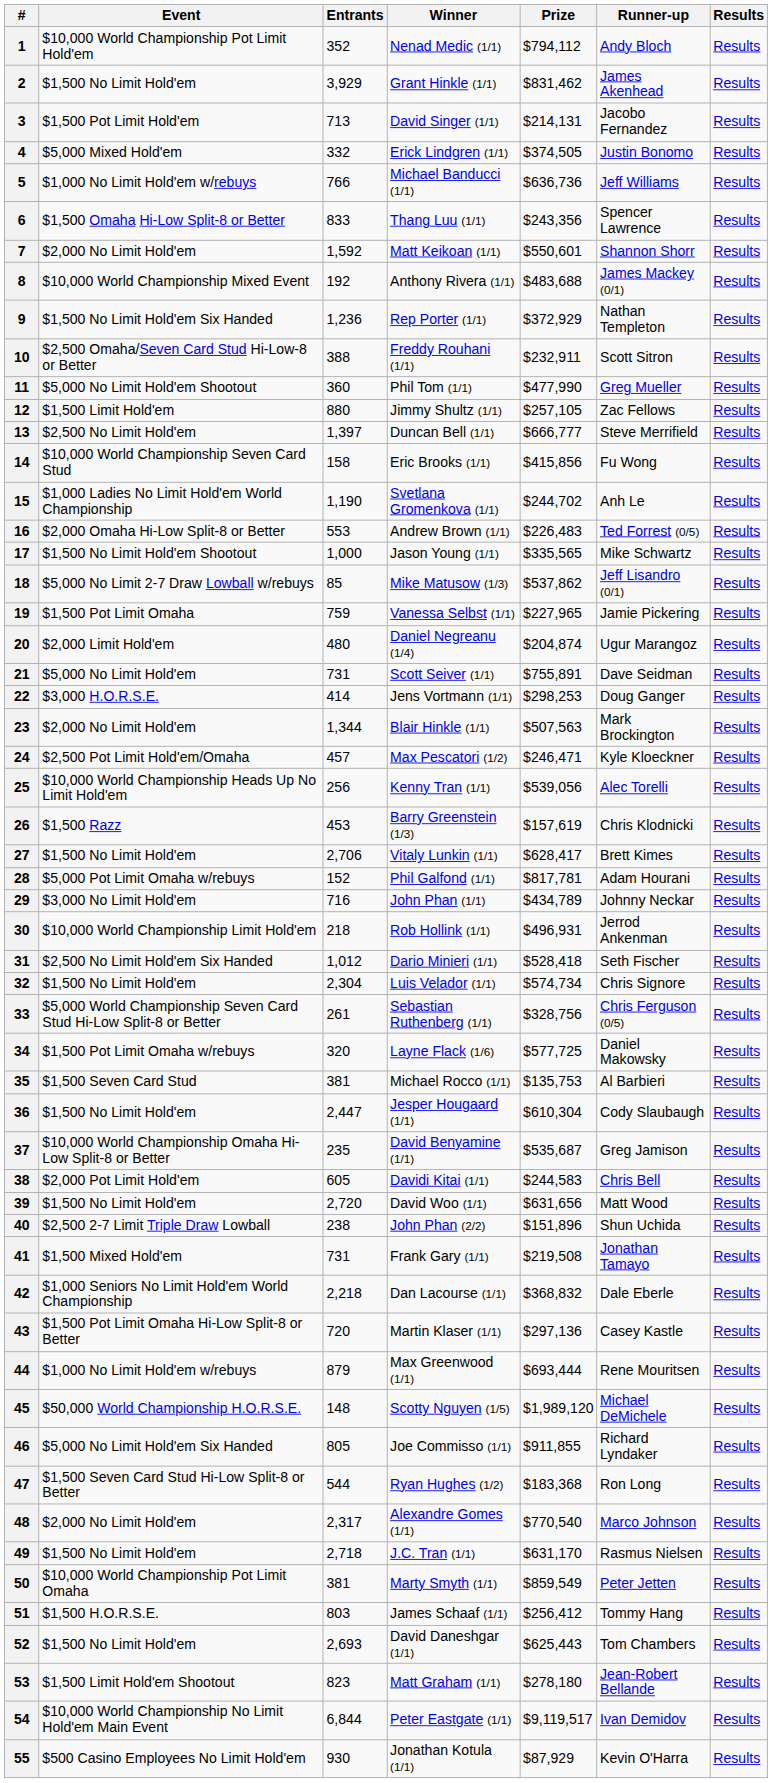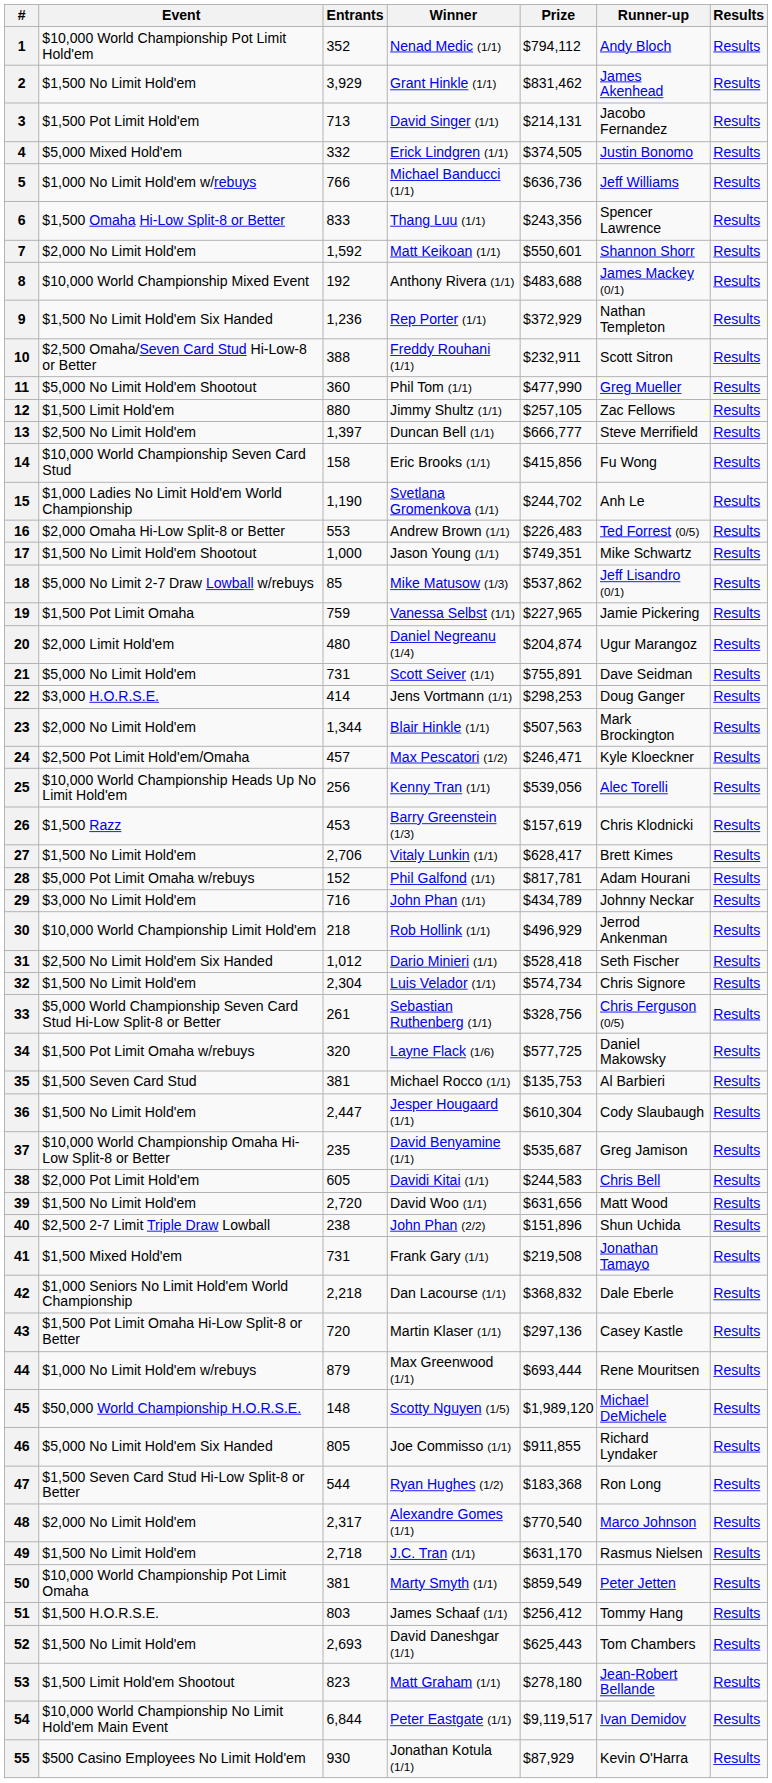(552, 553) $335,565 -> (552, 553) $749,351
(552, 931) $496,931 -> (552, 931) $496,929
